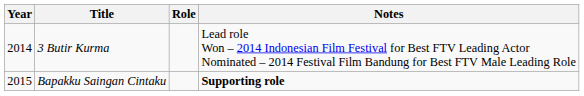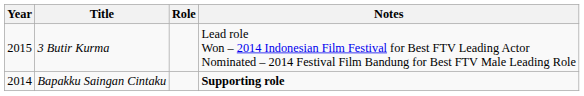(20, 47) 2014 -> (20, 47) 2015
(20, 81) 2015 -> (20, 81) 2014
